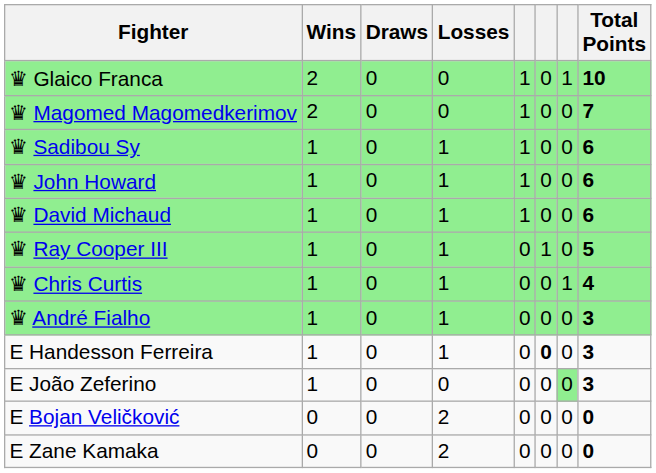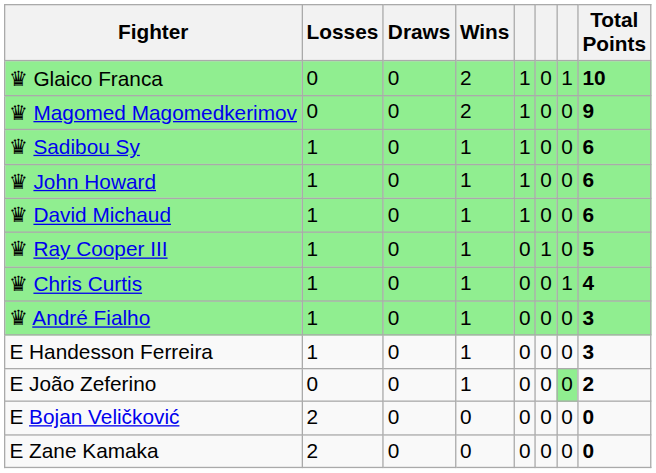columns swapped: (331, 32) <-> (474, 32)
(588, 112) 7 -> (588, 112) 9
(546, 351) bold -> (546, 351) normal
(588, 384) 3 -> (588, 384) 2
